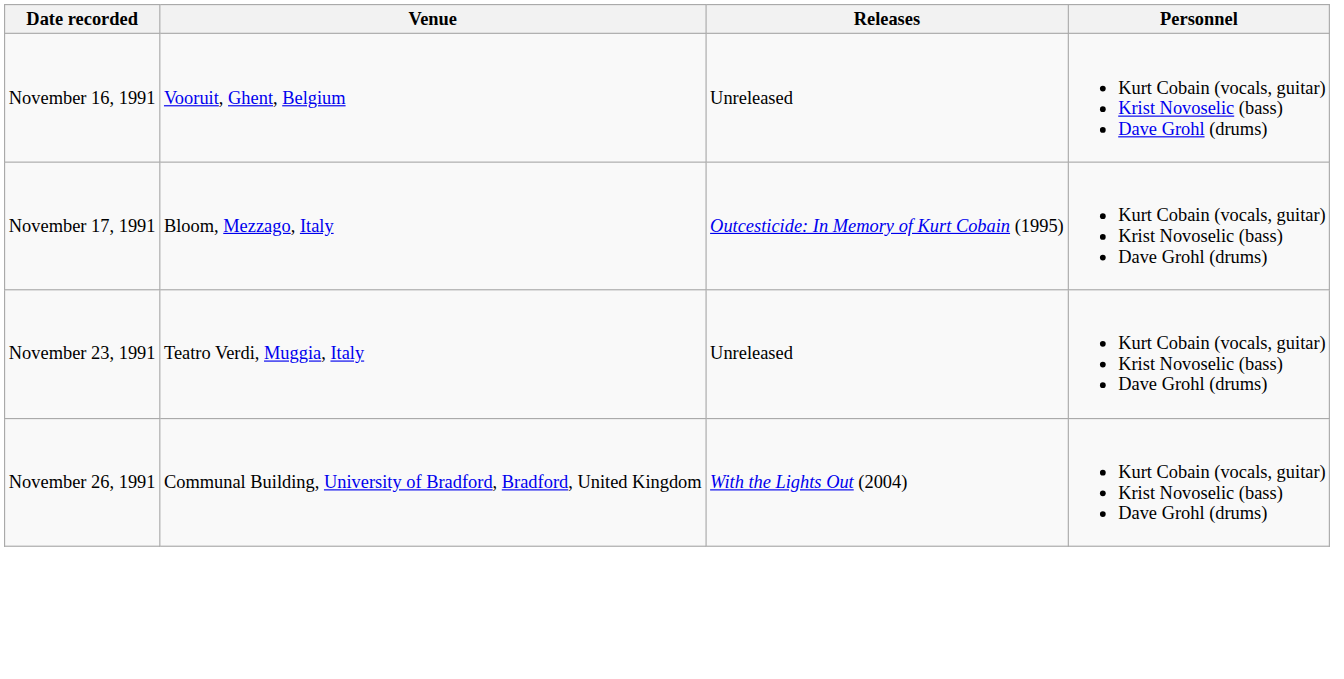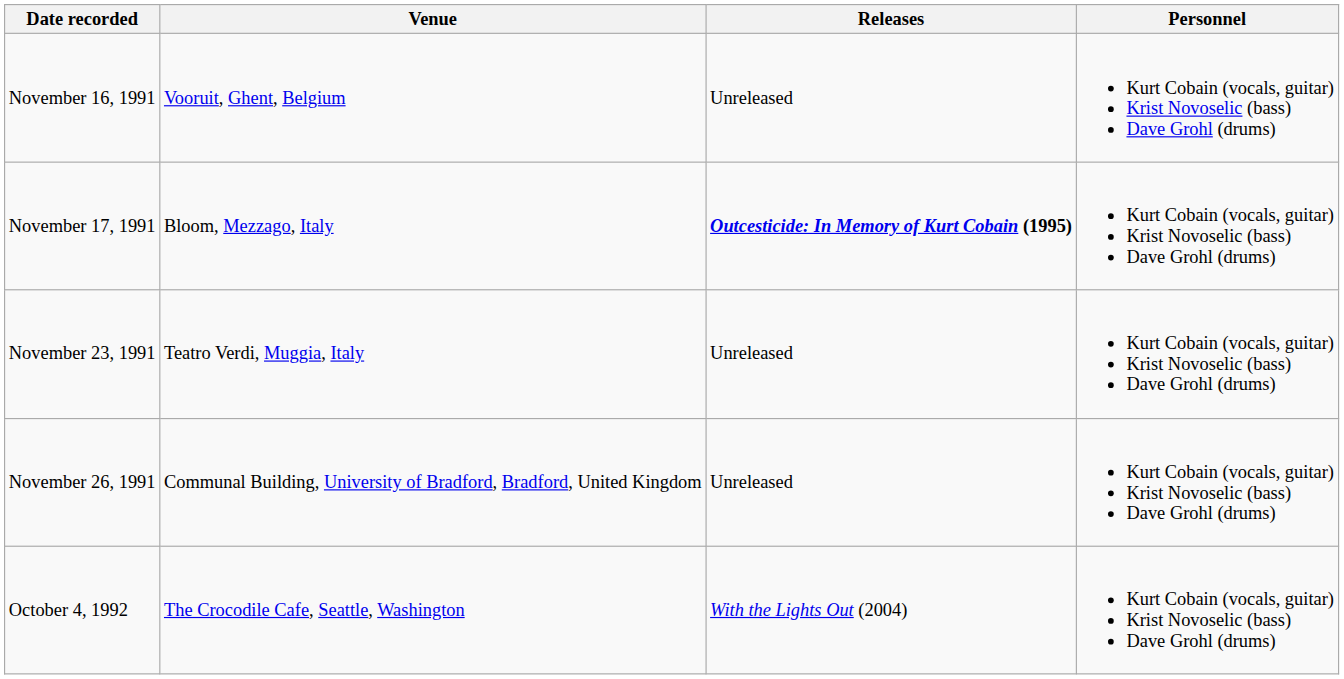(887, 225) normal -> (891, 225) bold
(809, 481) With the Lights Out (2004) -> (751, 481) Unreleased
+ row: (68, 610)
